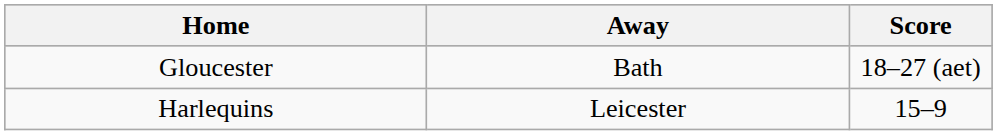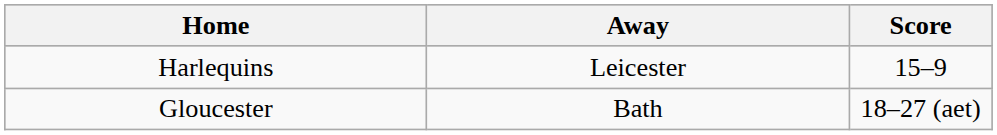rows swapped: (216, 66) <-> (216, 108)
